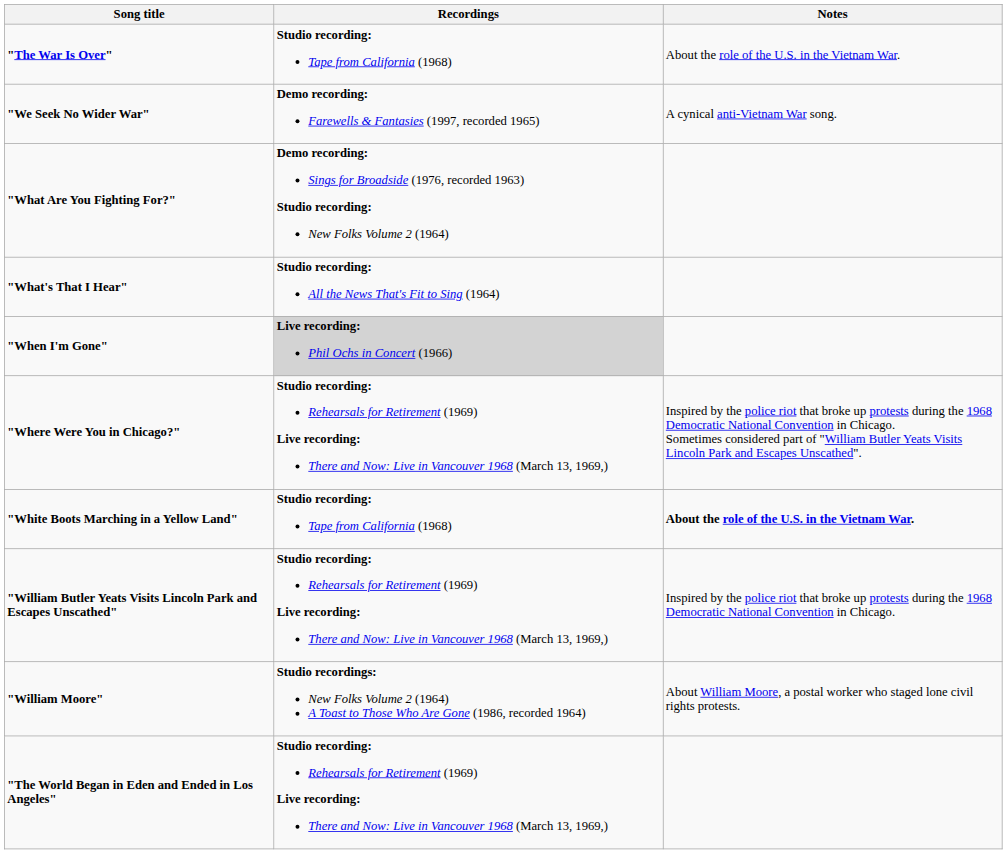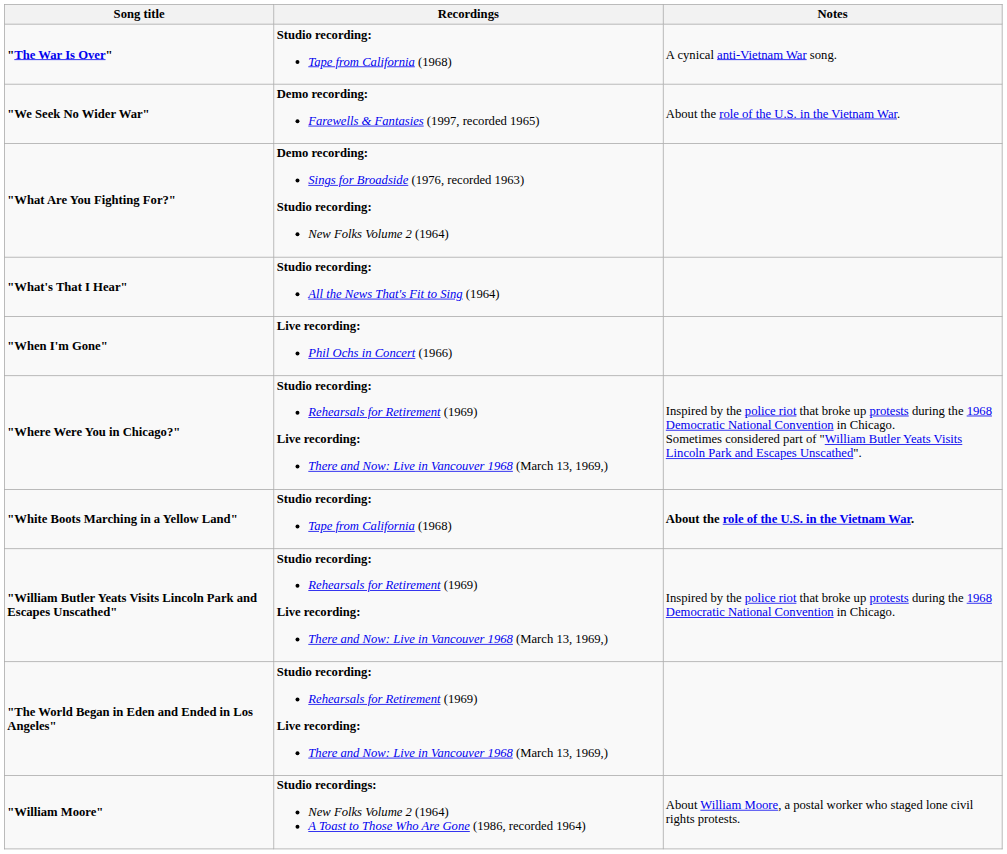(783, 54) About the role of the U.S. in the Vietnam War. -> (751, 54) A cynical anti-Vietnam War song.
(751, 113) A cynical anti-Vietnam War song. -> (783, 113) About the role of the U.S. in the Vietnam War.
(468, 340) lightgrey background -> (468, 340) no background
rows swapped: (55, 698) <-> (130, 792)
